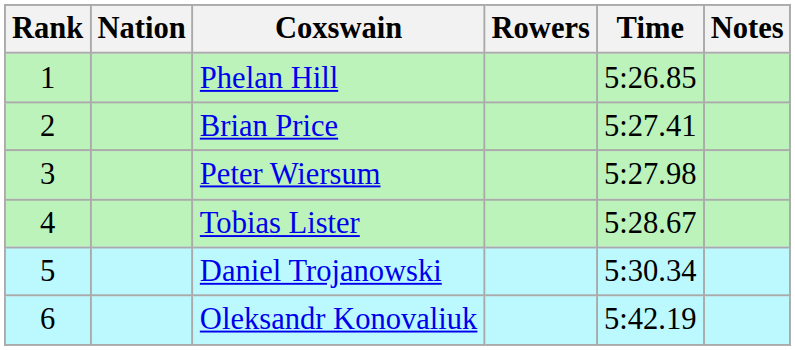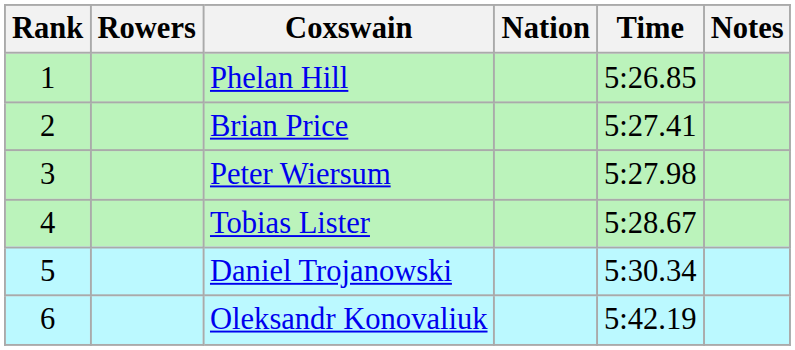columns swapped: (541, 28) <-> (142, 28)
